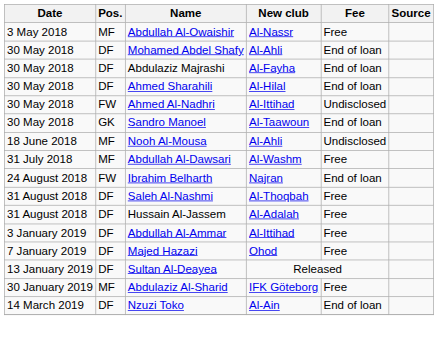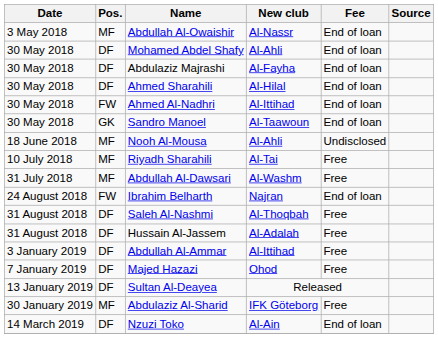(335, 31) Free -> (353, 31) End of loan
(355, 104) Undisclosed -> (353, 104) End of loan
+ row: (170, 159)
